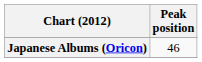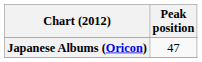(173, 47) 46 -> (173, 47) 47
